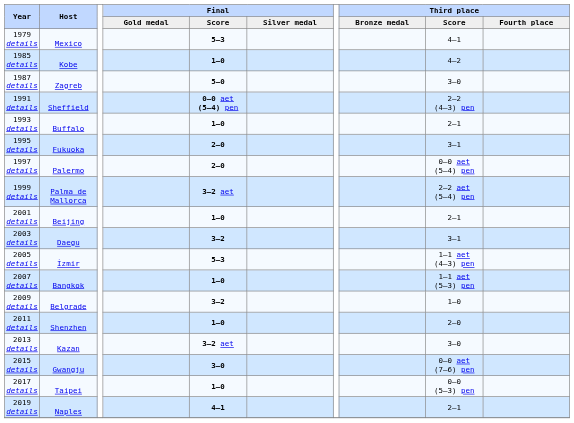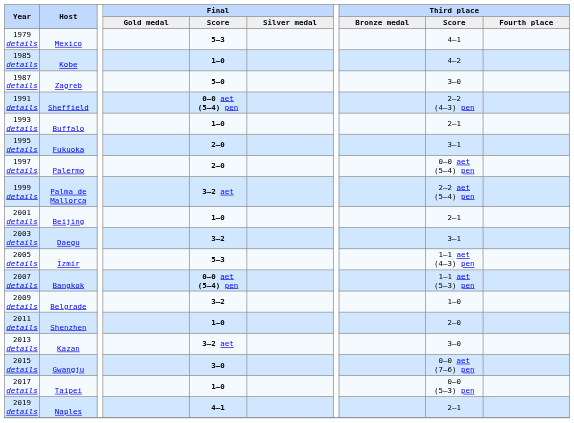(218, 280) 1–0 -> (218, 280) 0–0 aet (5–4) pen
